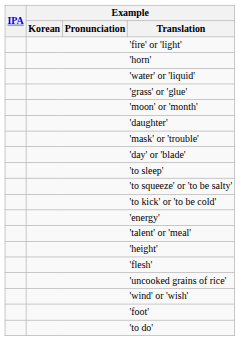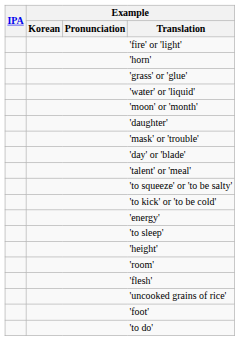rows swapped: (158, 91) <-> (162, 76)
rows swapped: (147, 170) <-> (160, 233)
+ row: (142, 265)
- row: (159, 296)
